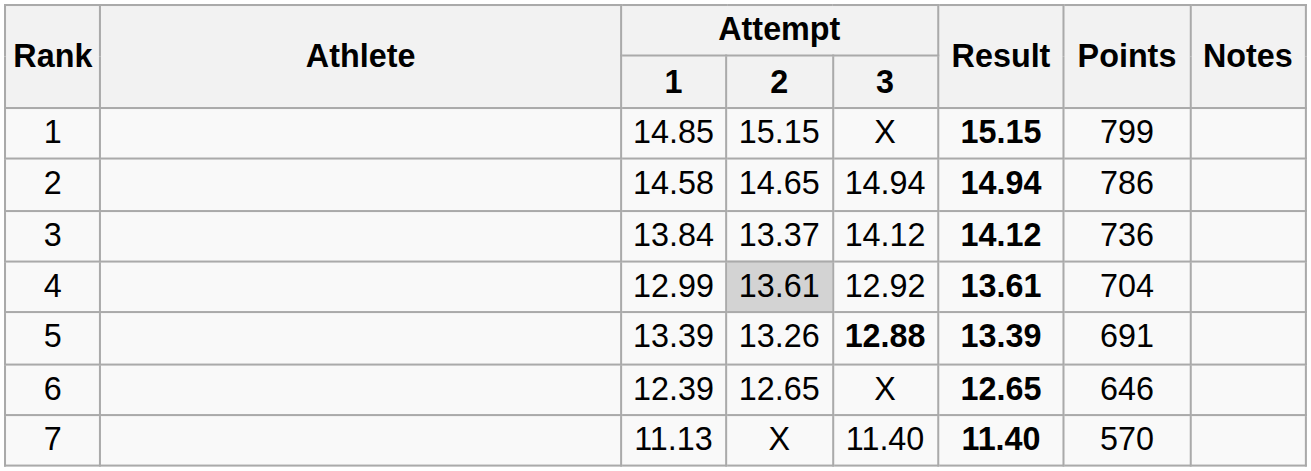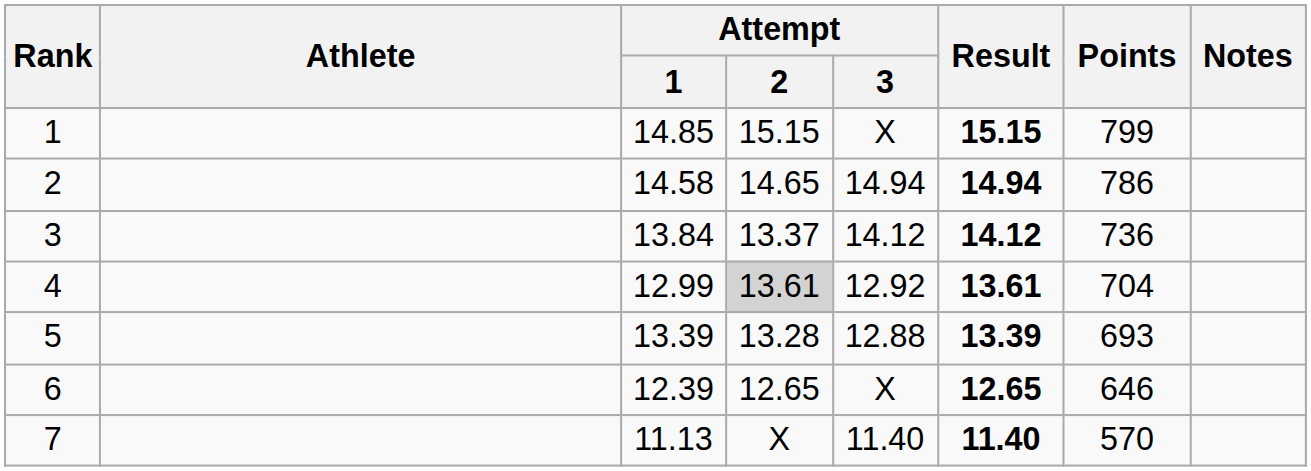(779, 337) 13.26 -> (779, 337) 13.28
(885, 337) bold -> (885, 337) normal
(1127, 337) 691 -> (1127, 337) 693
